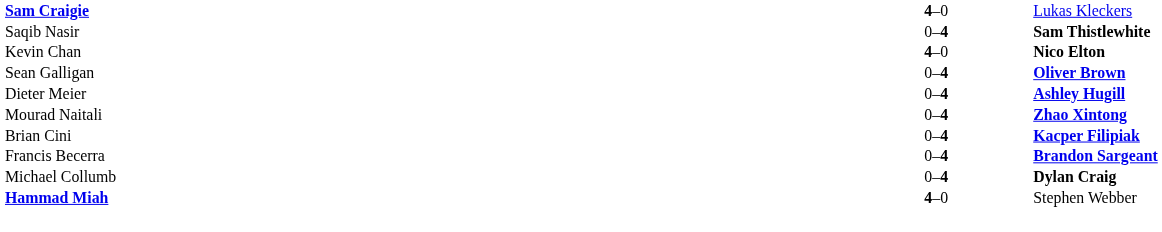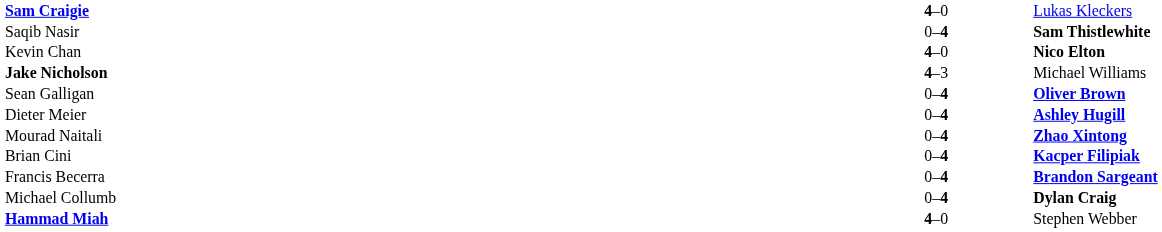+ row: (56, 73)
